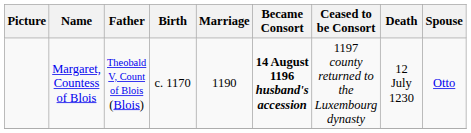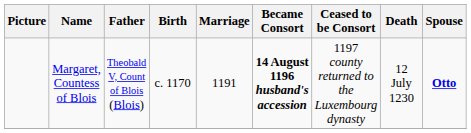(224, 83) 1190 -> (224, 83) 1191
(444, 83) normal -> (444, 83) bold
